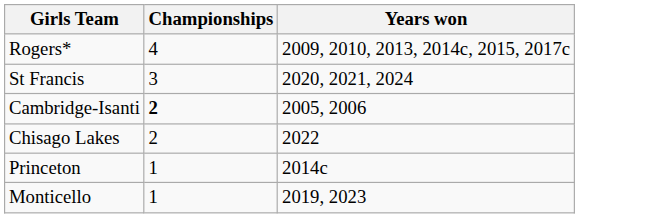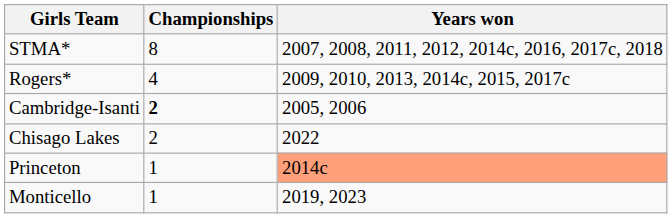+ row: (40, 49)
- row: (47, 78)
(305, 167) no background -> (305, 167) lightsalmon background
